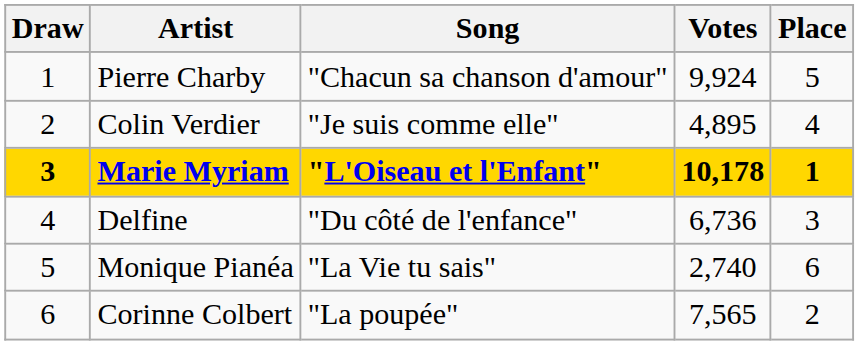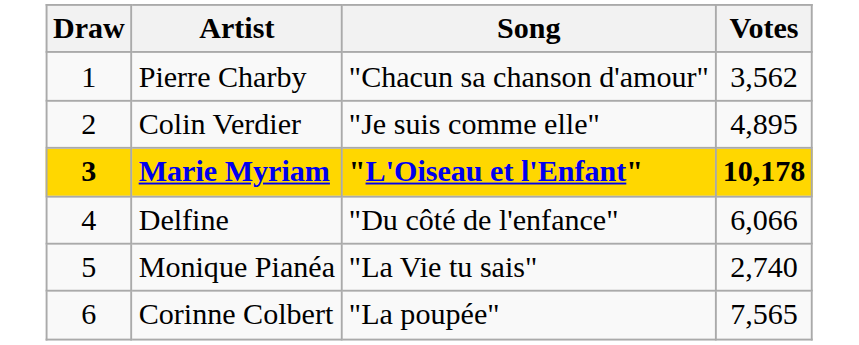- column: (812, 28)
(723, 76) 9,924 -> (764, 76) 3,562
(723, 219) 6,736 -> (764, 219) 6,066
